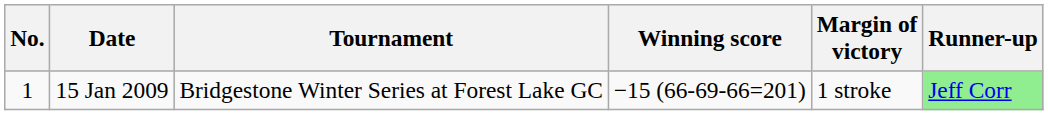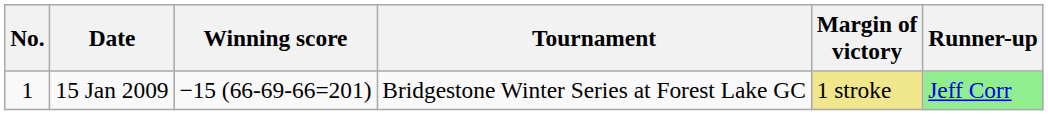columns swapped: (391, 37) <-> (710, 37)
(854, 90) no background -> (854, 90) khaki background
